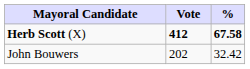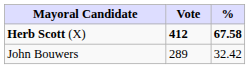(178, 53) 202 -> (178, 53) 289
